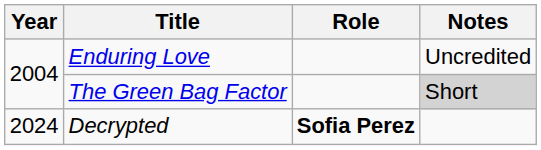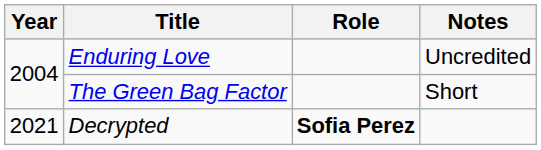(451, 91) lightgrey background -> (451, 91) no background
(34, 126) 2024 -> (34, 126) 2021
